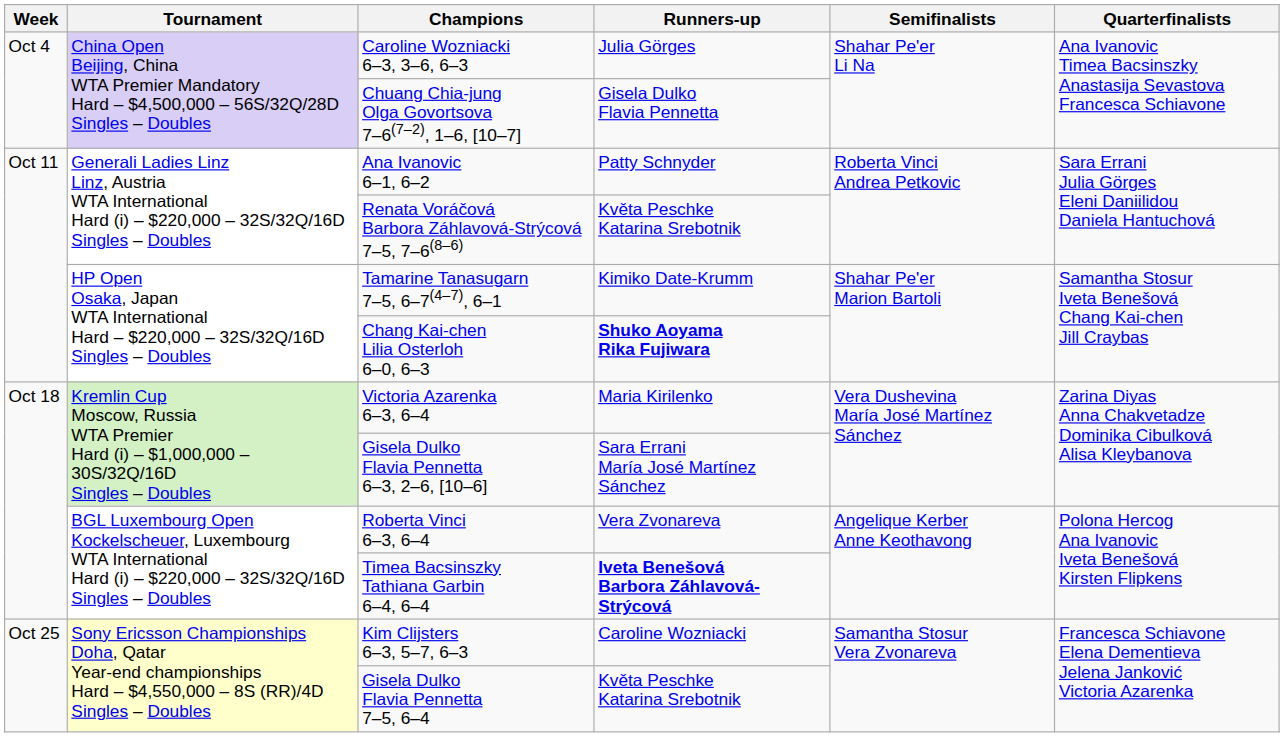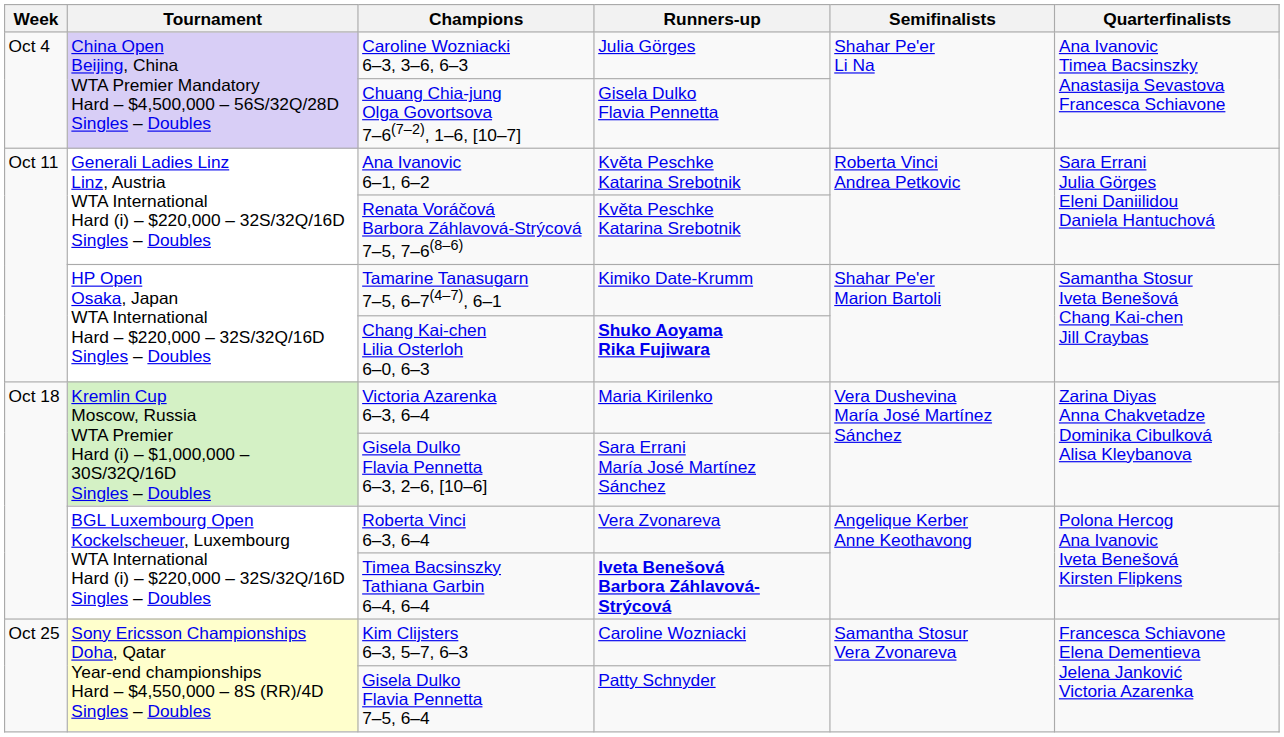(657, 162) Patty Schnyder -> (669, 172) Květa Peschke Katarina Srebotnik
(669, 689) Květa Peschke Katarina Srebotnik -> (657, 680) Patty Schnyder
